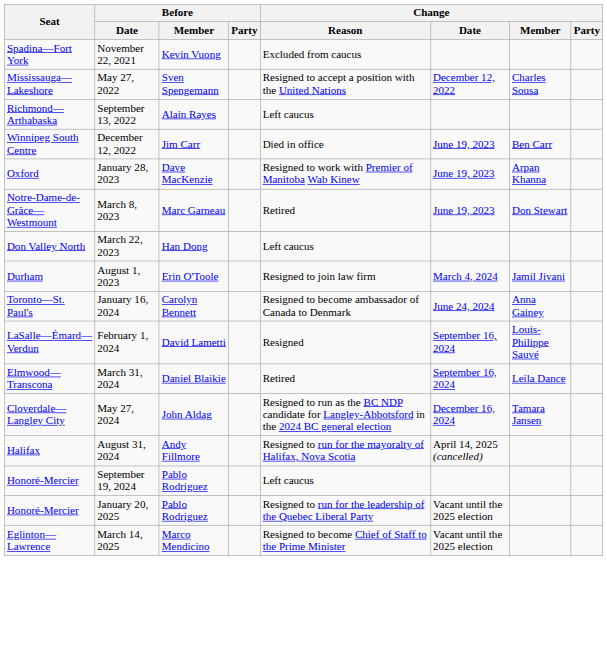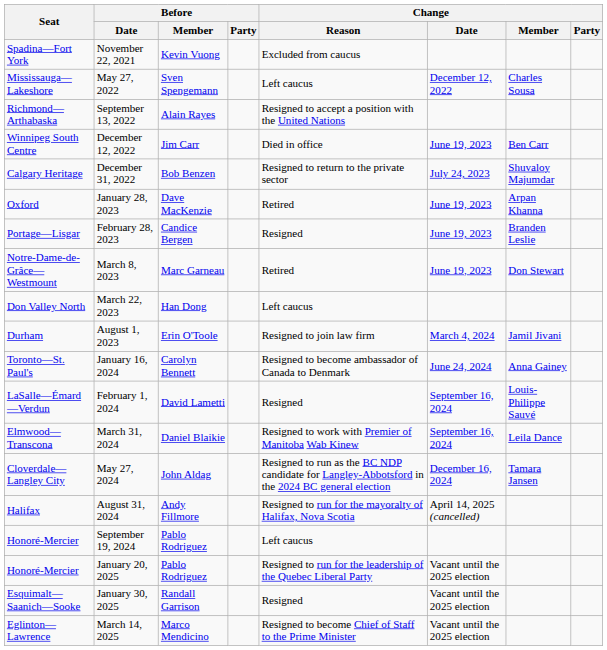(339, 84) Resigned to accept a position with the United Nations -> (287, 84) Left caucus
(288, 114) Left caucus -> (338, 114) Resigned to accept a position with the United Nations
+ row: (119, 174)
(338, 174) Resigned to work with Premier of Manitoba Wab Kinew -> (278, 204) Retired
+ row: (125, 234)
(279, 378) Retired -> (337, 438) Resigned to work with Premier of Manitoba Wab Kinew
+ row: (122, 600)
